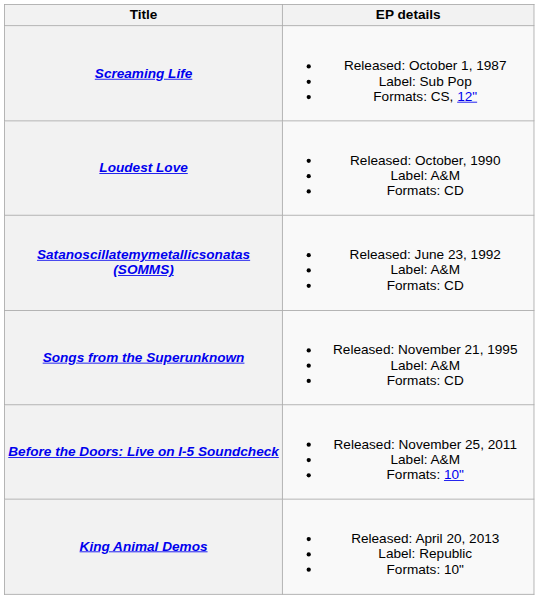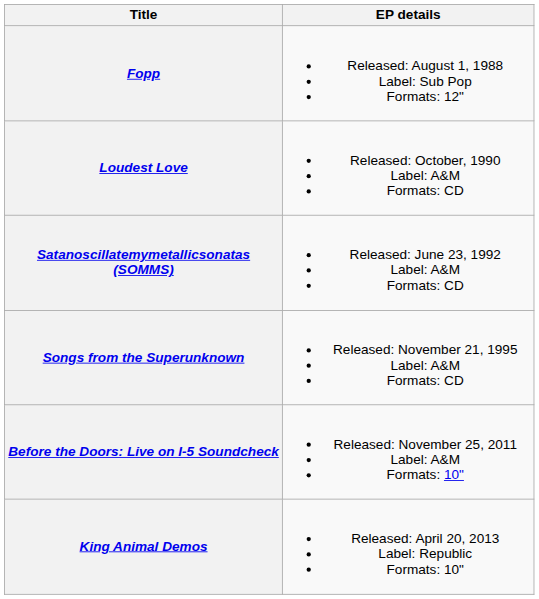- row: (144, 73)
+ row: (144, 73)
